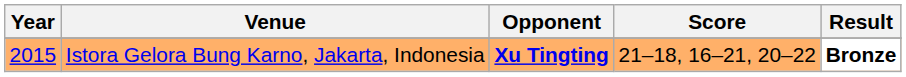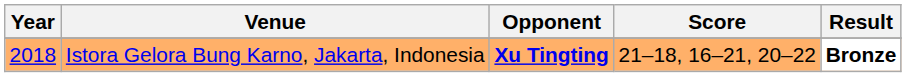(33, 55) 2015 -> (33, 55) 2018
